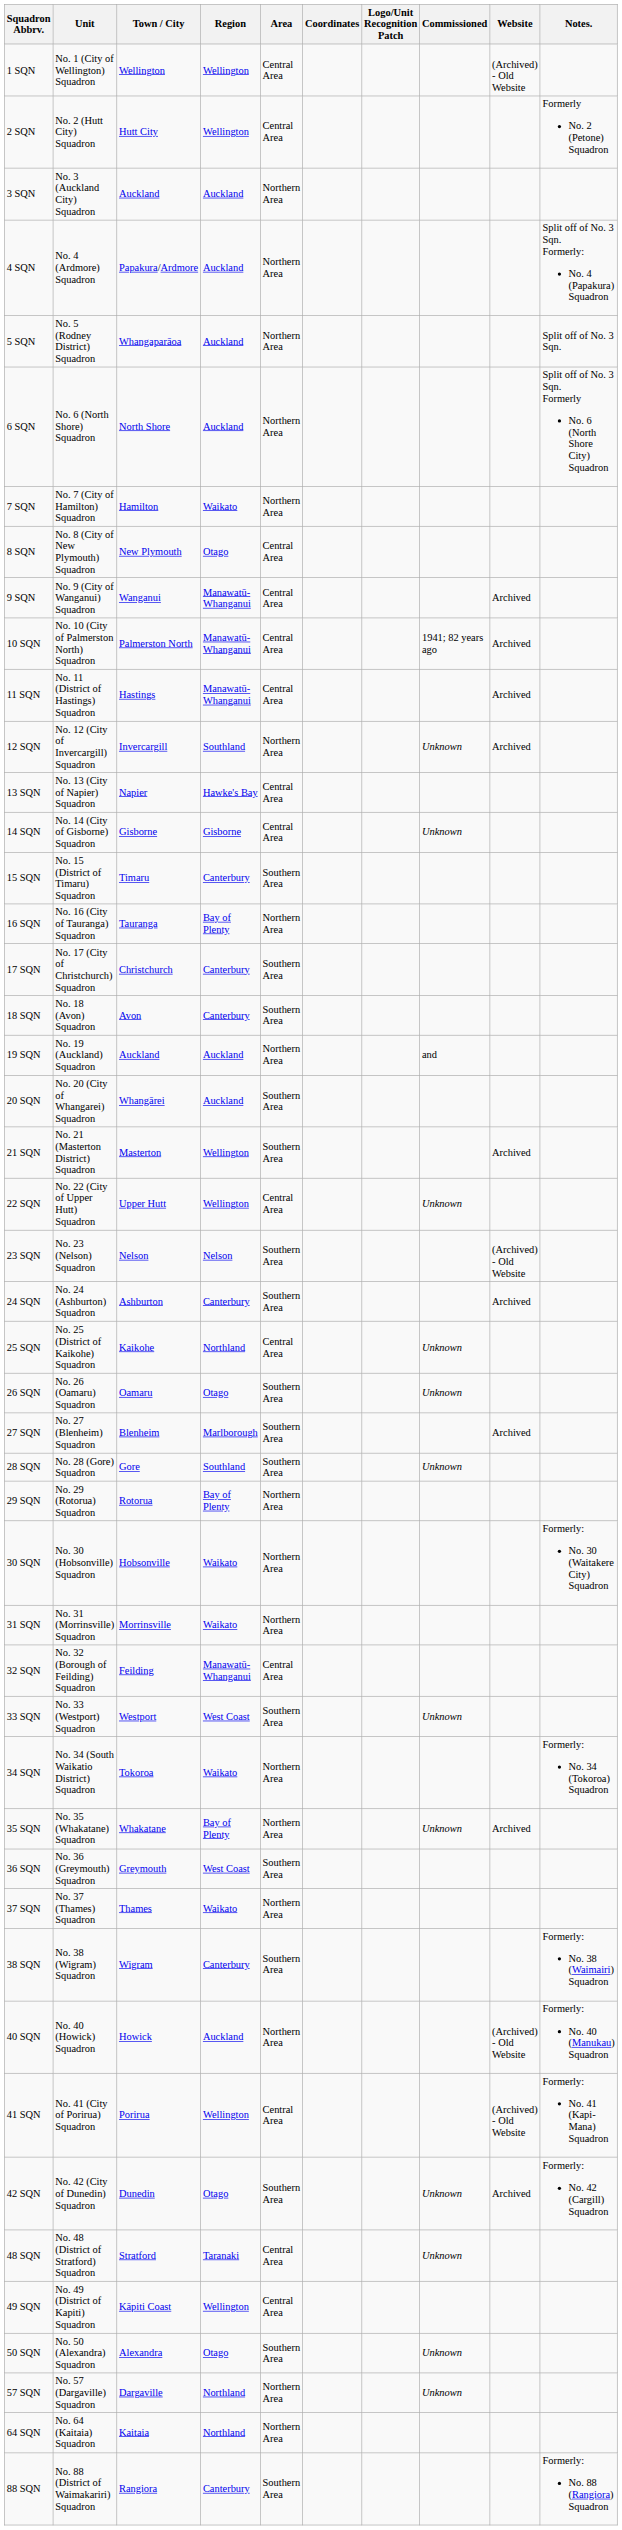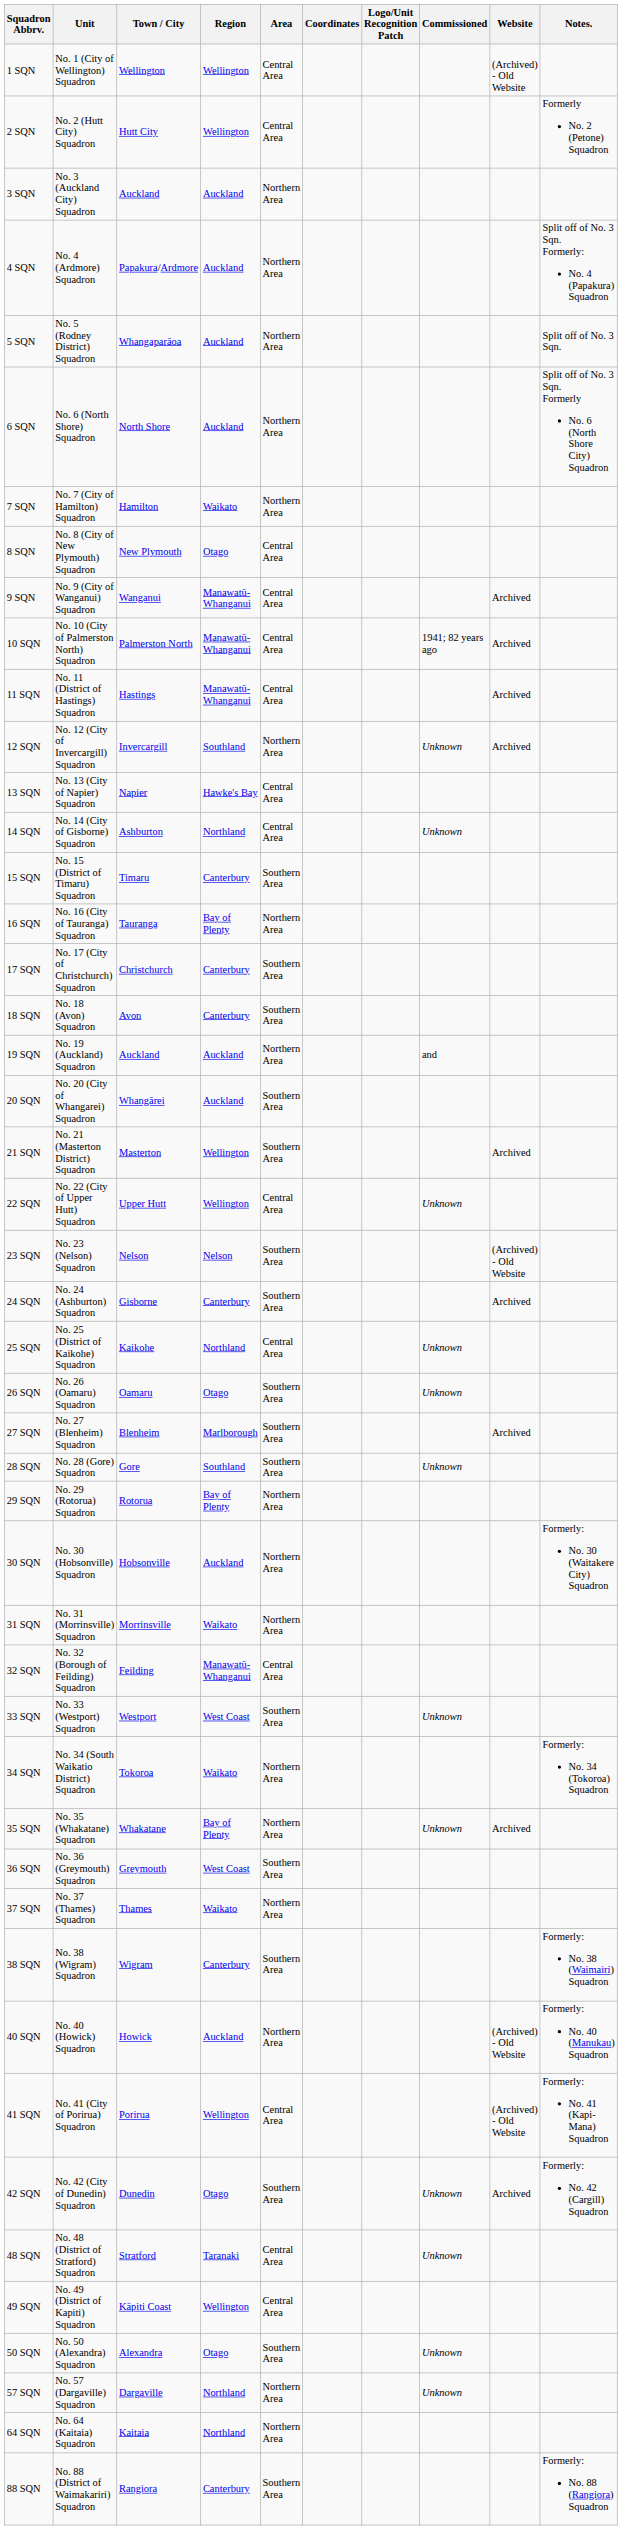(138, 832) Gisborne -> (141, 832) Ashburton
(222, 832) Gisborne -> (224, 832) Northland
(141, 1301) Ashburton -> (138, 1301) Gisborne
(220, 1563) Waikato -> (223, 1563) Auckland
